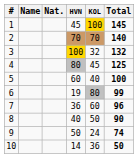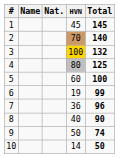- column: (95, 12)
